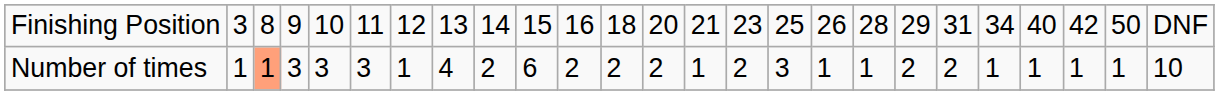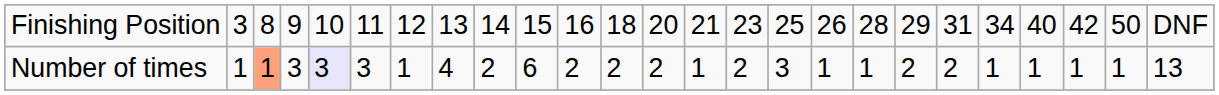(322, 68) no background -> (322, 68) lavender background
(1168, 68) 10 -> (1168, 68) 13
